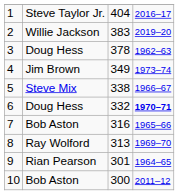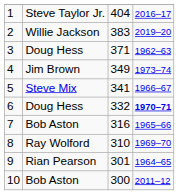(120, 50) 378 -> (120, 50) 371
(120, 87) 338 -> (120, 87) 341
(120, 143) 313 -> (120, 143) 310
